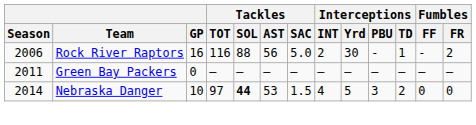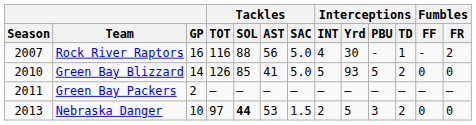(29, 53) 2006 -> (29, 53) 2007
(321, 53) 2 -> (321, 53) 4
+ row: (120, 72)
(193, 72) 0 -> (193, 91) 2
(29, 91) 2014 -> (29, 110) 2013
(321, 91) 4 -> (321, 110) 2
